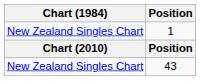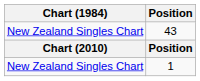rows swapped: (171, 31) <-> (171, 66)
